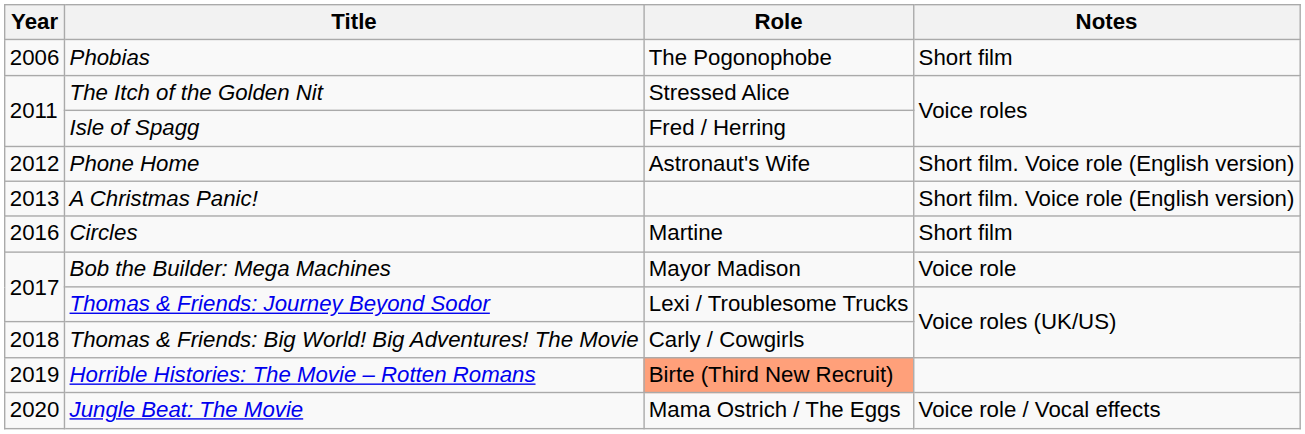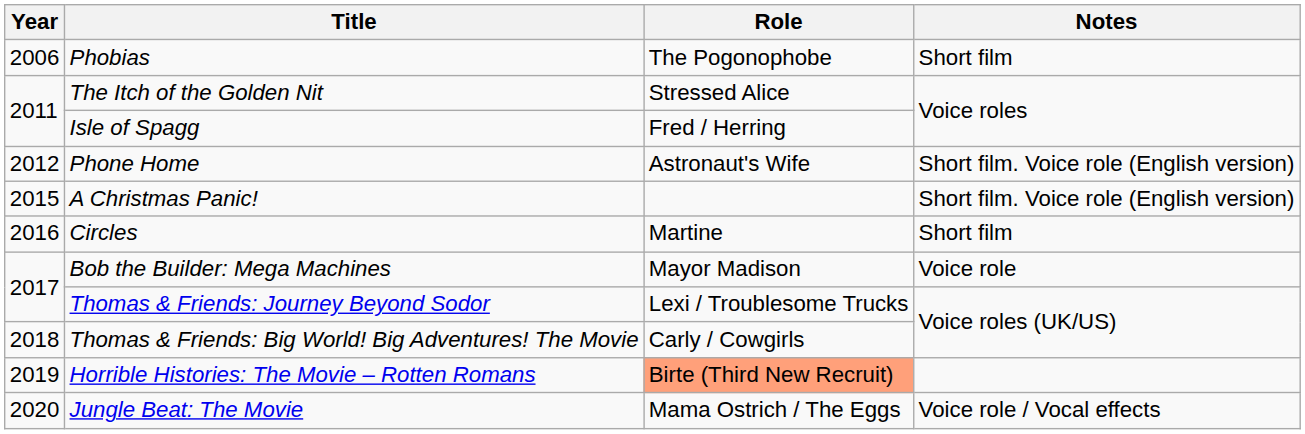(35, 198) 2013 -> (35, 198) 2015
